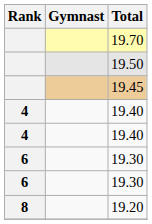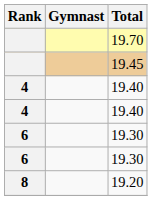- row: (25, 64)
